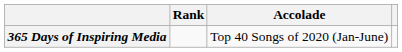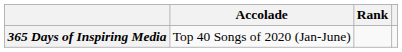columns swapped: (299, 15) <-> (188, 15)
